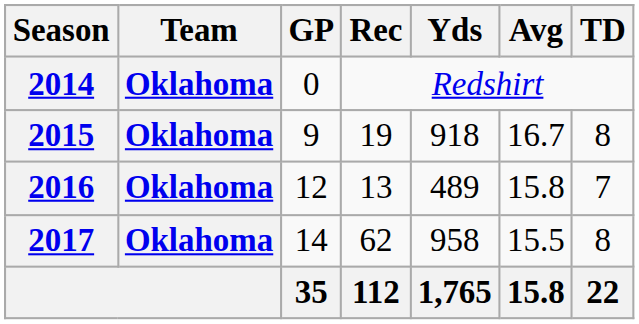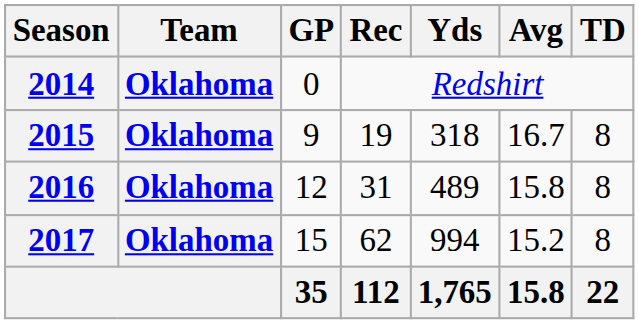(455, 135) 918 -> (455, 135) 318
(376, 187) 13 -> (376, 187) 31
(603, 187) 7 -> (603, 187) 8
(311, 239) 14 -> (311, 239) 15
(455, 239) 958 -> (455, 239) 994
(536, 239) 15.5 -> (536, 239) 15.2
